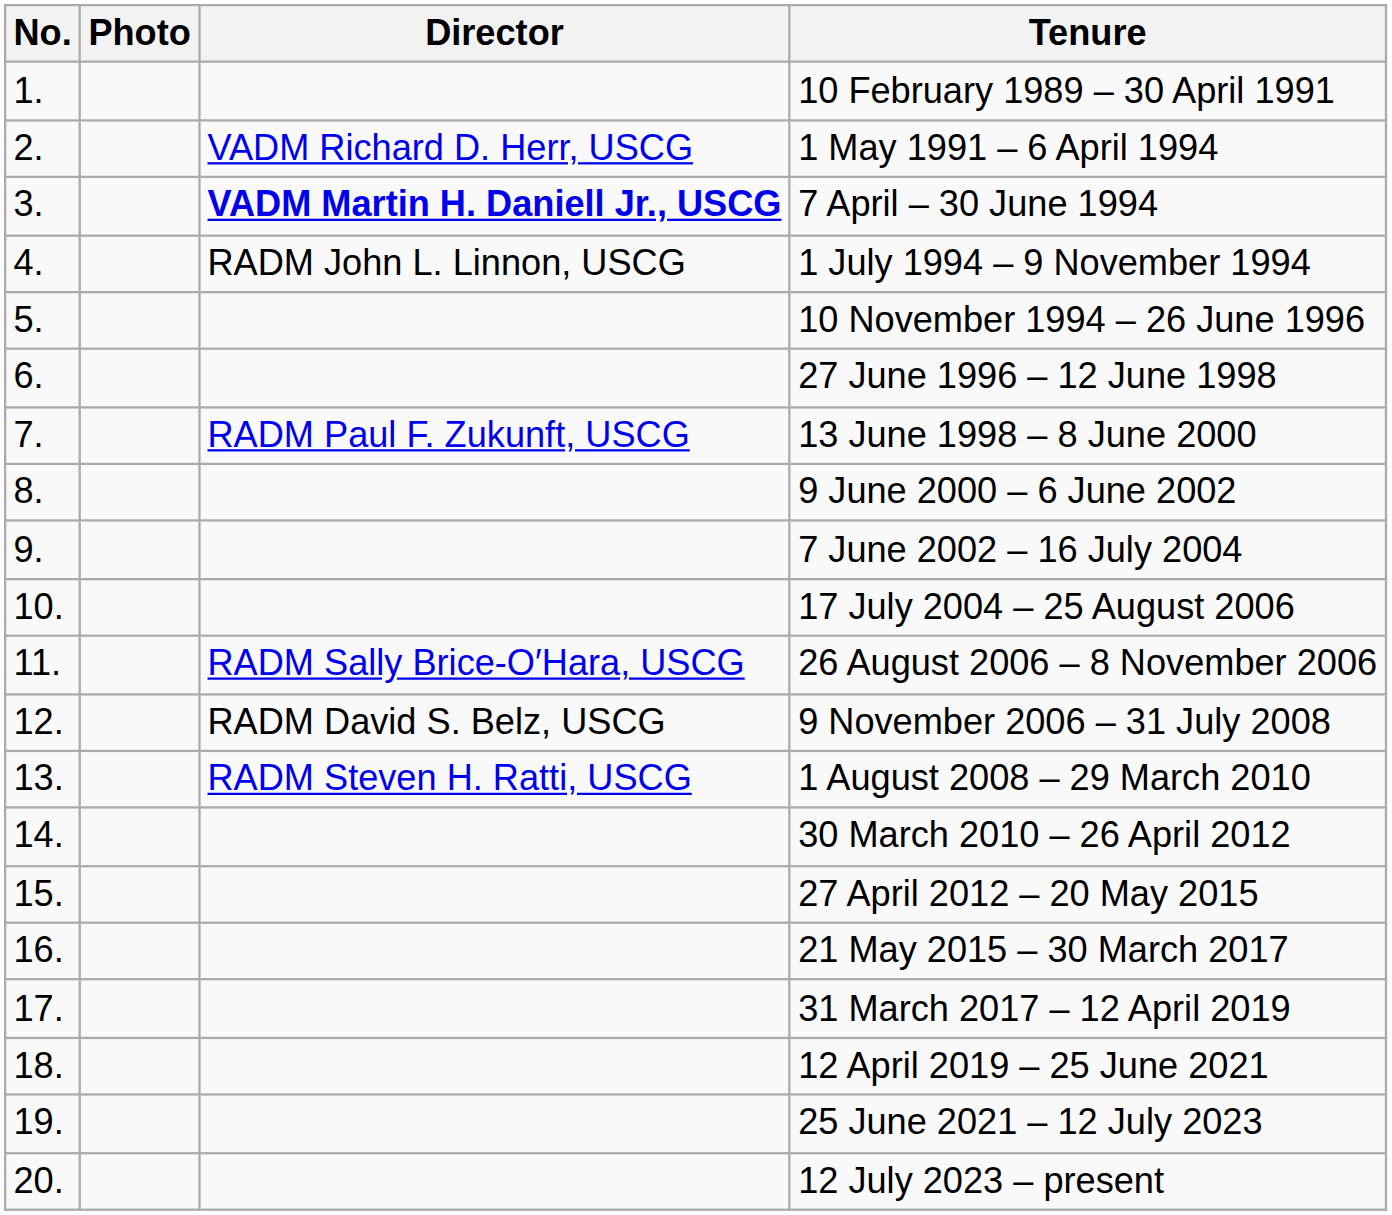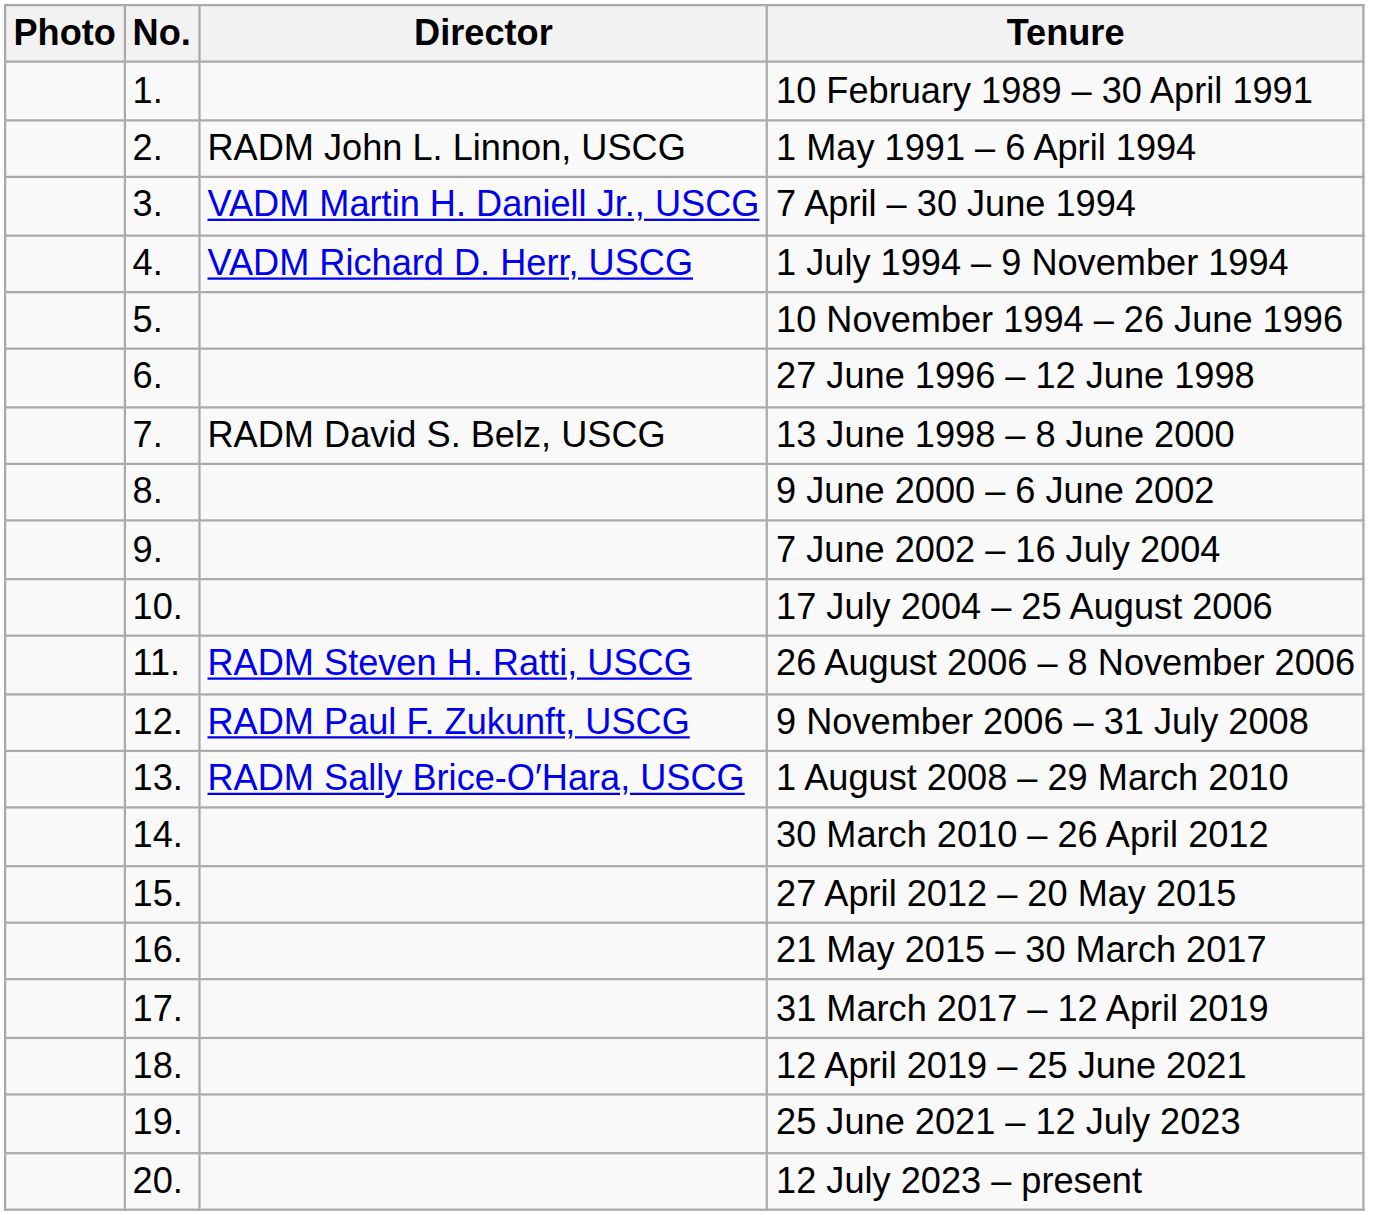columns swapped: (43, 33) <-> (140, 33)
(450, 147) VADM Richard D. Herr, USCG -> (447, 147) RADM John L. Linnon, USCG
(494, 205) bold -> (483, 205) normal
(447, 262) RADM John L. Linnon, USCG -> (450, 262) VADM Richard D. Herr, USCG
(449, 434) RADM Paul F. Zukunft, USCG -> (437, 434) RADM David S. Belz, USCG
(476, 663) RADM Sally Brice-O′Hara, USCG -> (450, 663) RADM Steven H. Ratti, USCG
(437, 721) RADM David S. Belz, USCG -> (449, 721) RADM Paul F. Zukunft, USCG
(450, 778) RADM Steven H. Ratti, USCG -> (476, 778) RADM Sally Brice-O′Hara, USCG
